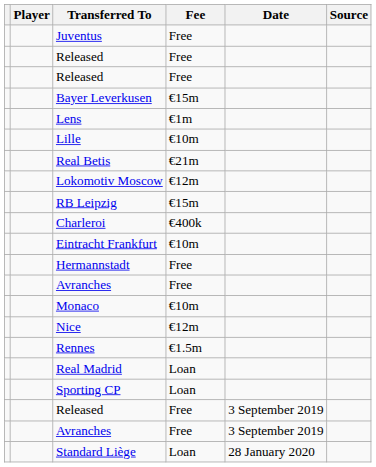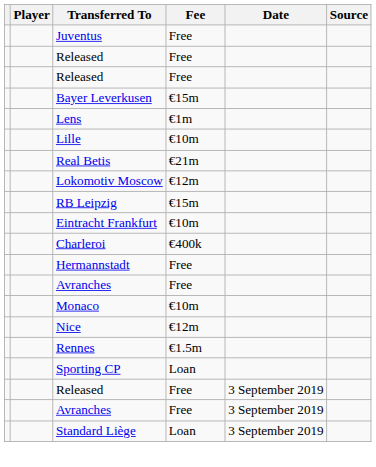rows swapped: (106, 243) <-> (81, 222)
- row: (89, 368)
(271, 451) 28 January 2020 -> (276, 431) 3 September 2019
